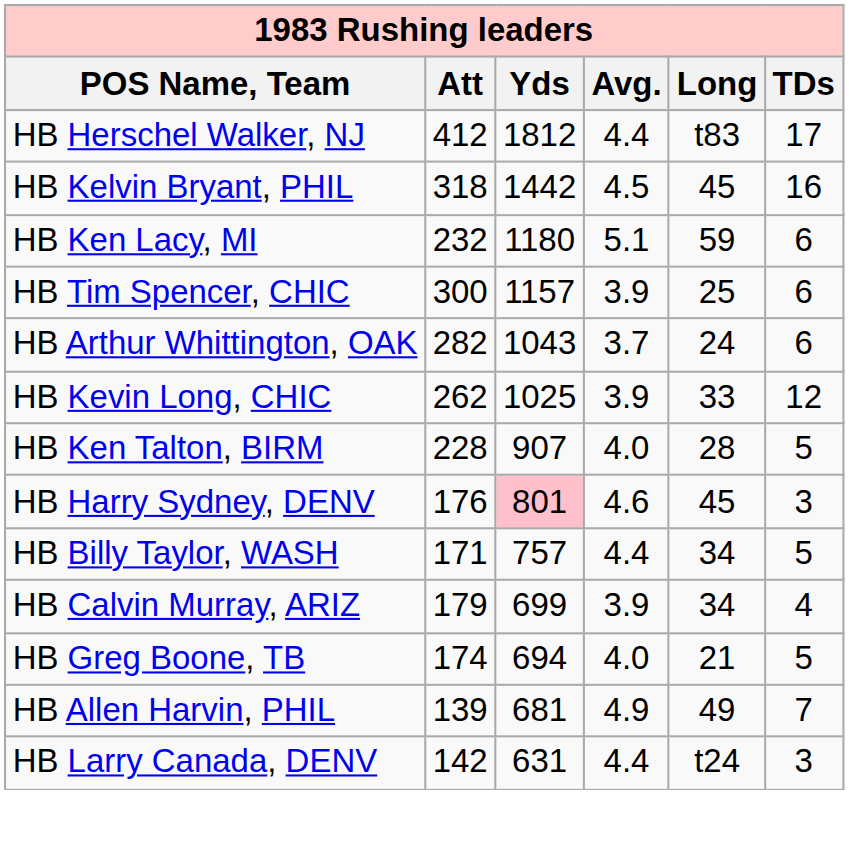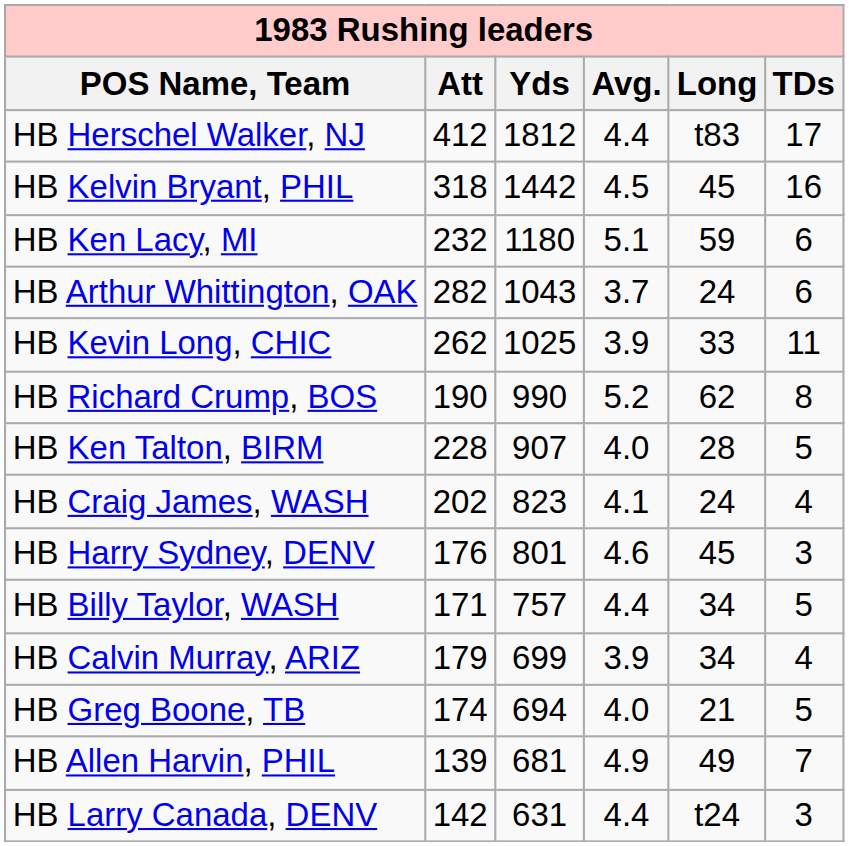- row: (181, 291)
(804, 396) 12 -> (804, 344) 11
+ row: (195, 396)
+ row: (191, 501)
(540, 501) pink background -> (540, 553) no background
